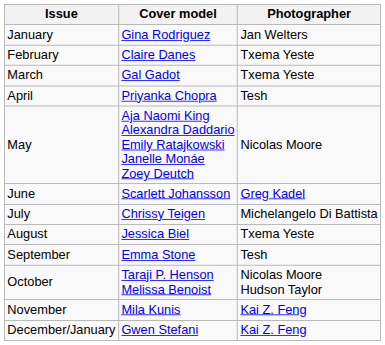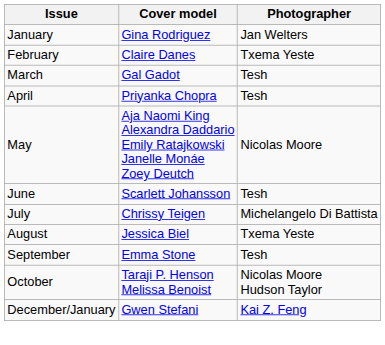(277, 75) Txema Yeste -> (254, 75) Tesh
(273, 194) Greg Kadel -> (254, 194) Tesh
- row: (37, 309)
